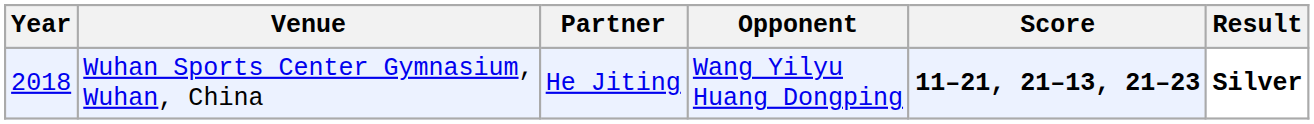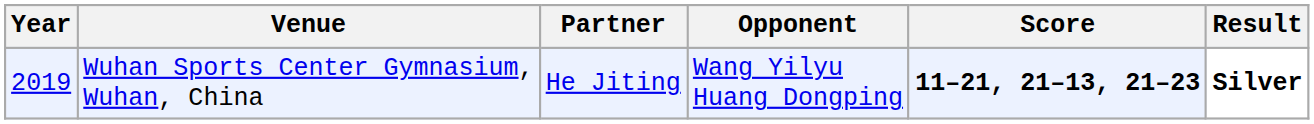(41, 83) 2018 -> (41, 83) 2019
